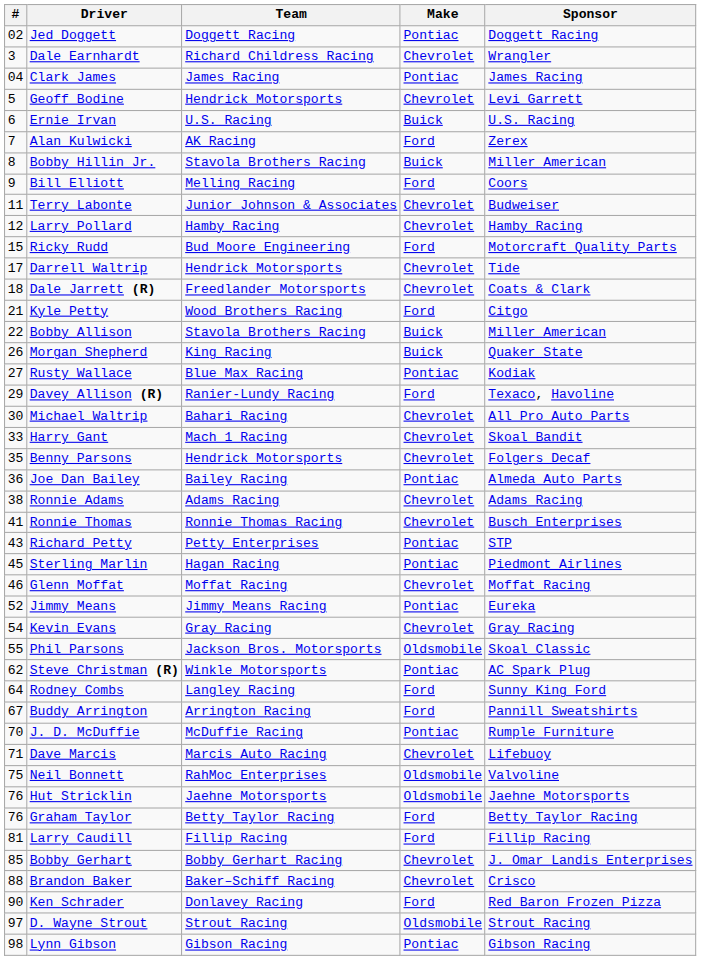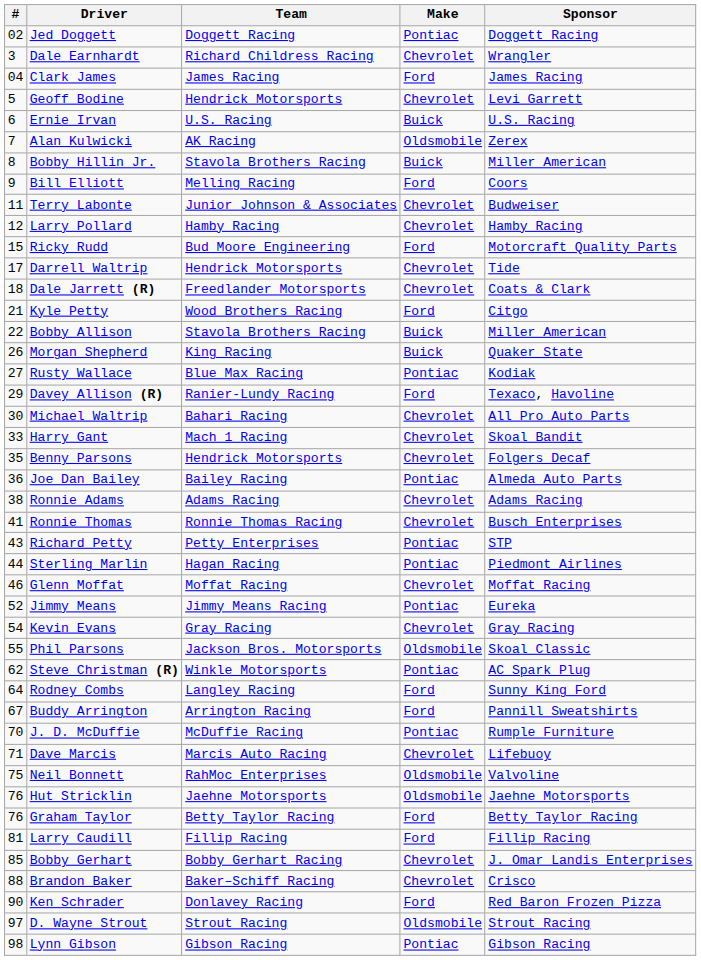(431, 79) Pontiac -> (419, 79) Ford
(419, 142) Ford -> (443, 142) Oldsmobile
(16, 565) 45 -> (16, 565) 44
